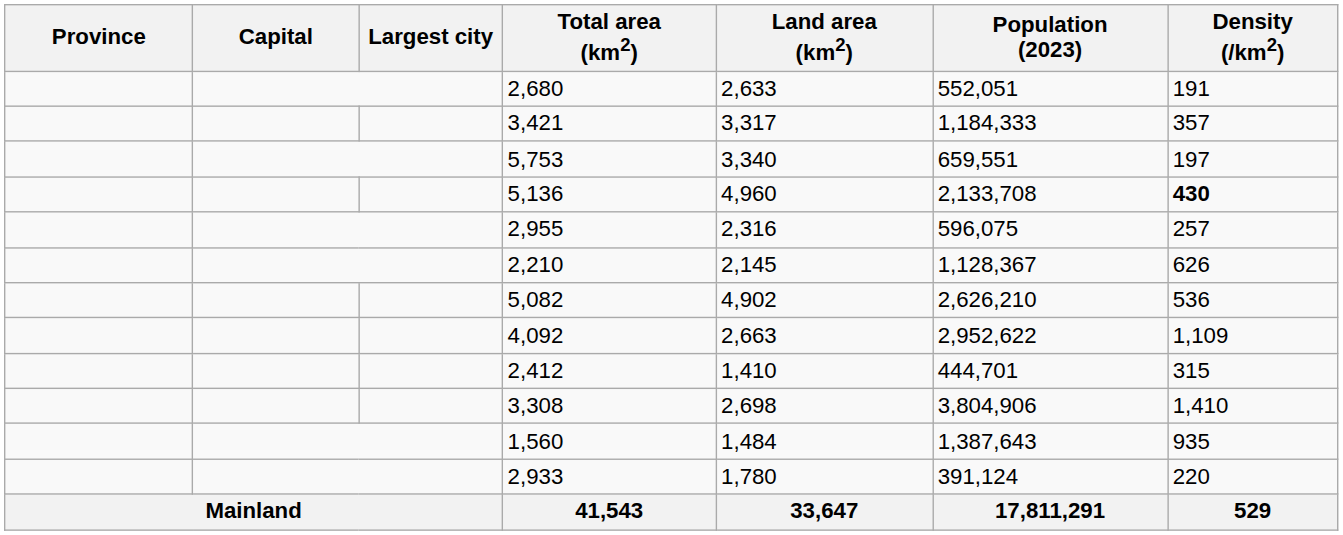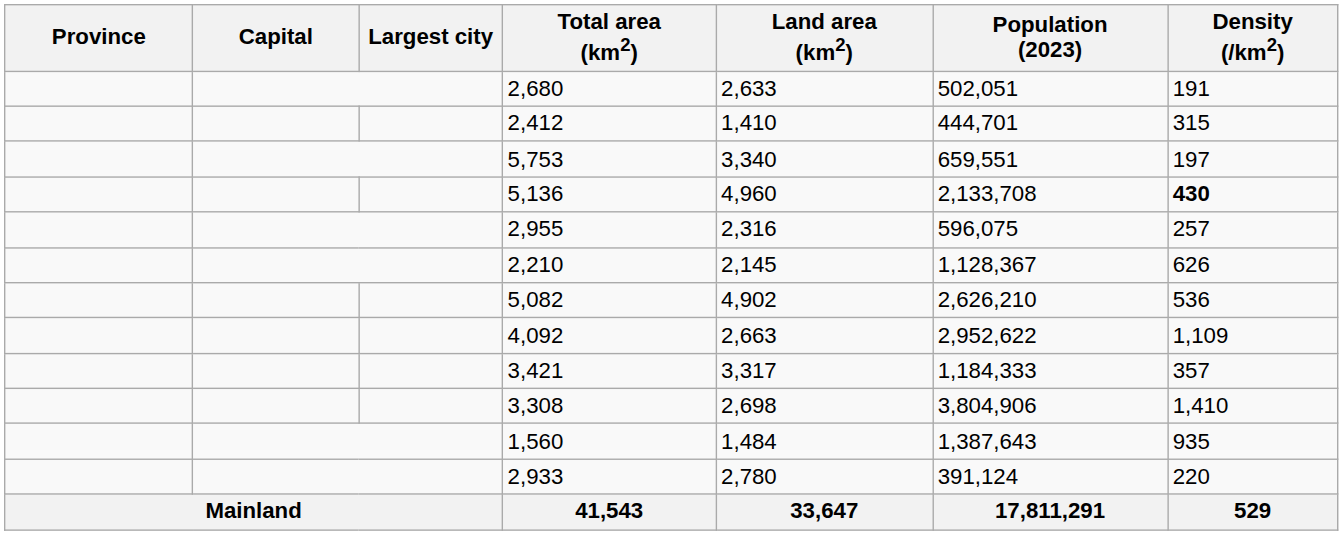(978, 88) 552,051 -> (978, 88) 502,051
rows swapped: (535, 370) <-> (535, 123)
(749, 476) 1,780 -> (749, 476) 2,780
